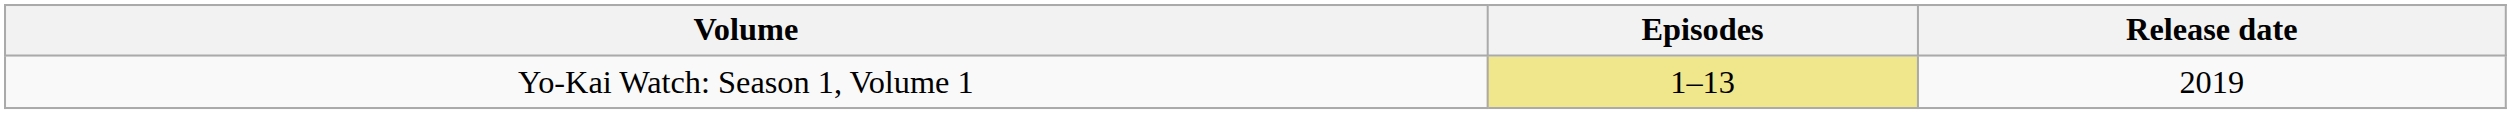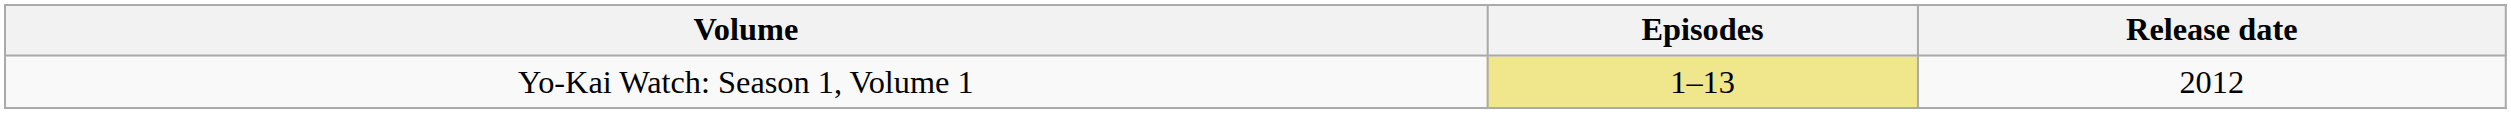(2212, 81) 2019 -> (2212, 81) 2012
